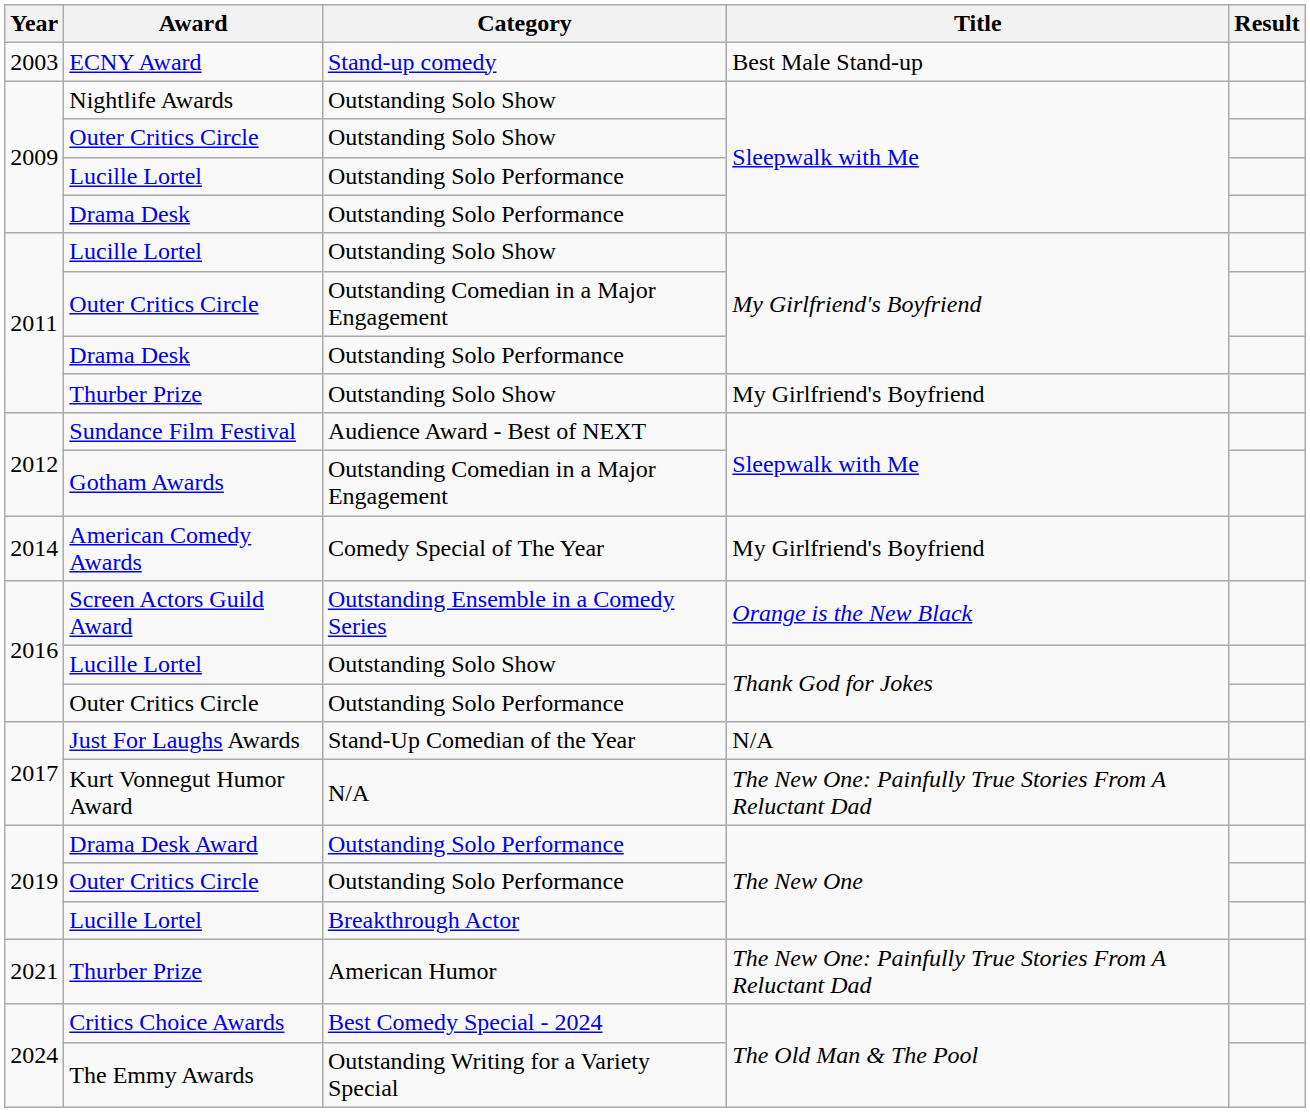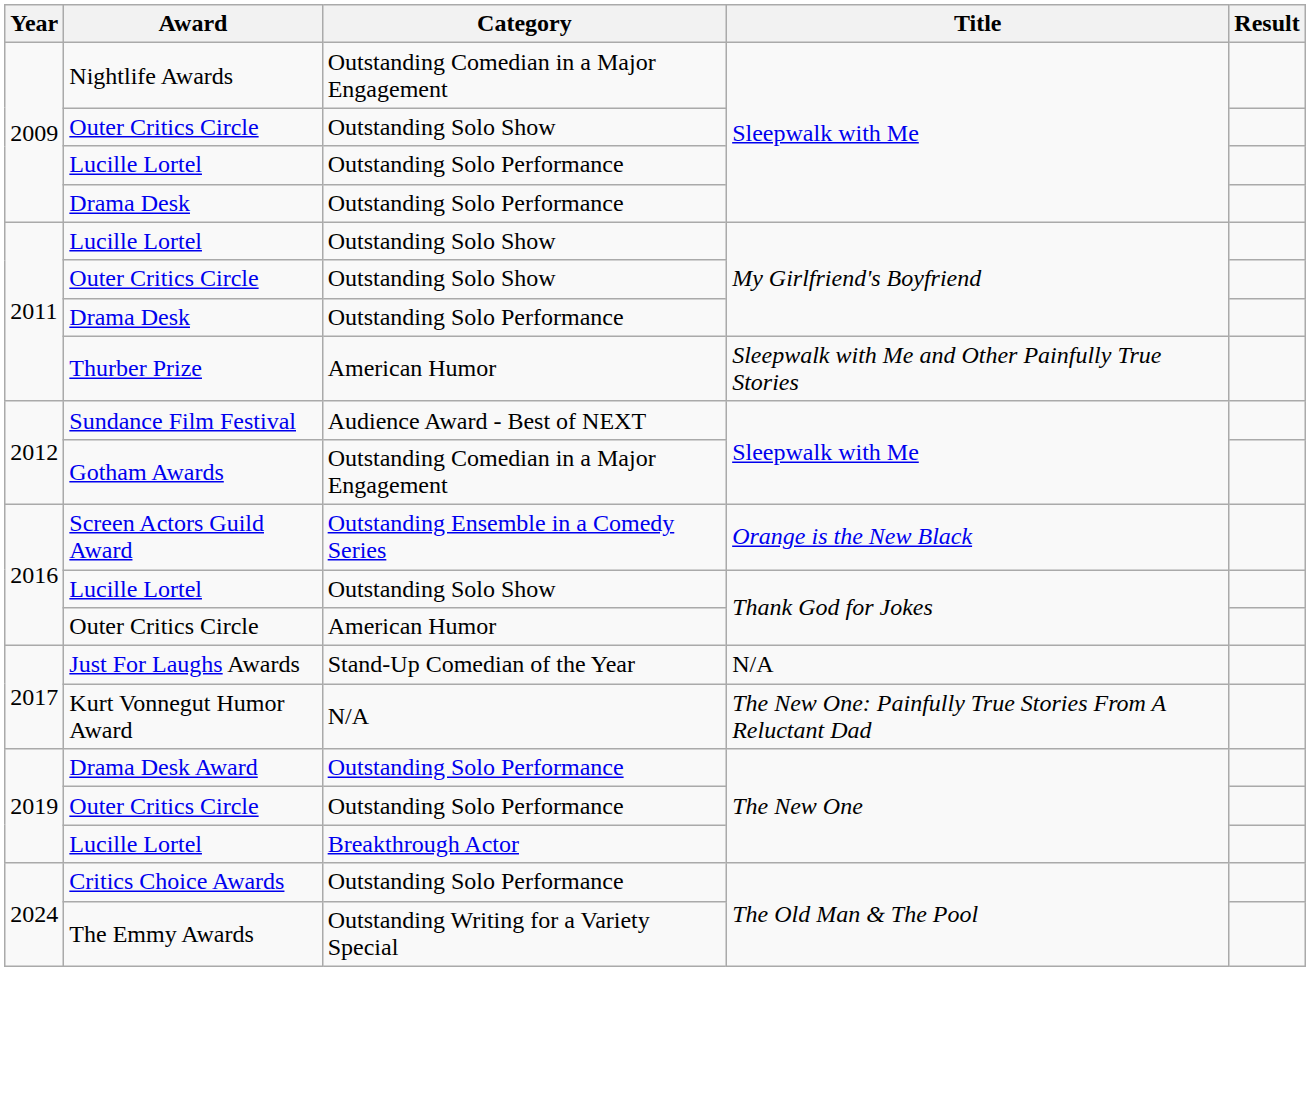- row: (34, 61)
(442, 99) Outstanding Solo Show -> (492, 75) Outstanding Comedian in a Major Engagement
(492, 303) Outstanding Comedian in a Major Engagement -> (442, 278) Outstanding Solo Show
(442, 393) Outstanding Solo Show -> (412, 368) American Humor
(858, 393) My Girlfriend's Boyfriend -> (947, 368) Sleepwalk with Me and Other Painfully True Stories
- row: (34, 547)
(476, 702) Outstanding Solo Performance -> (412, 626) American Humor
- row: (34, 971)
(465, 1022) Best Comedy Special - 2024 -> (476, 881) Outstanding Solo Performance
